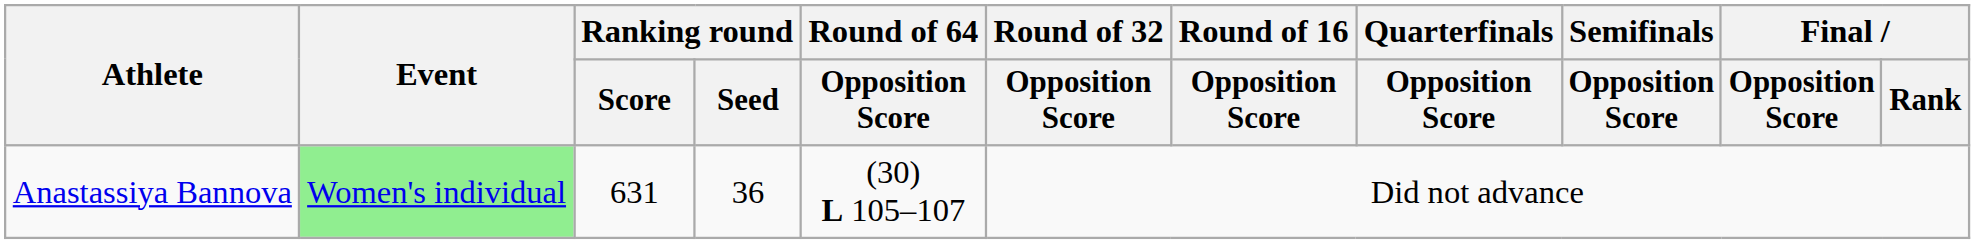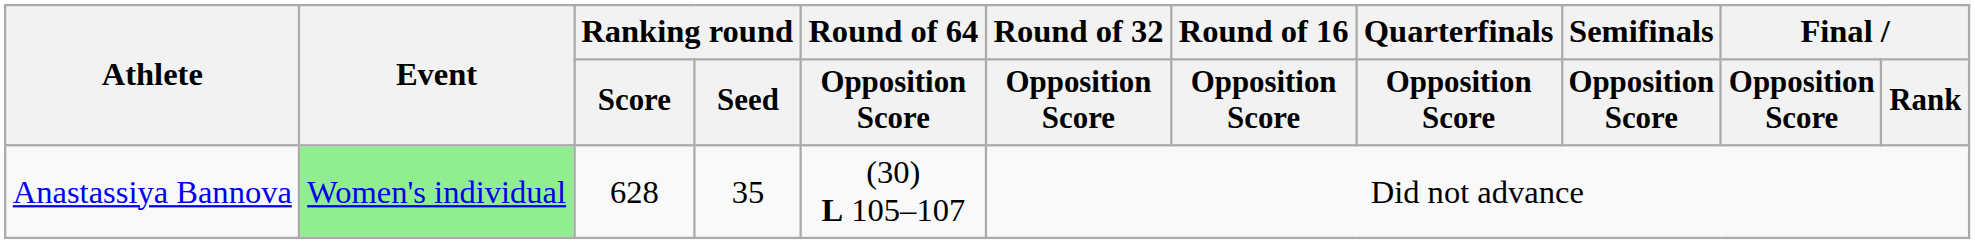(634, 191) 631 -> (634, 191) 628
(748, 191) 36 -> (748, 191) 35
